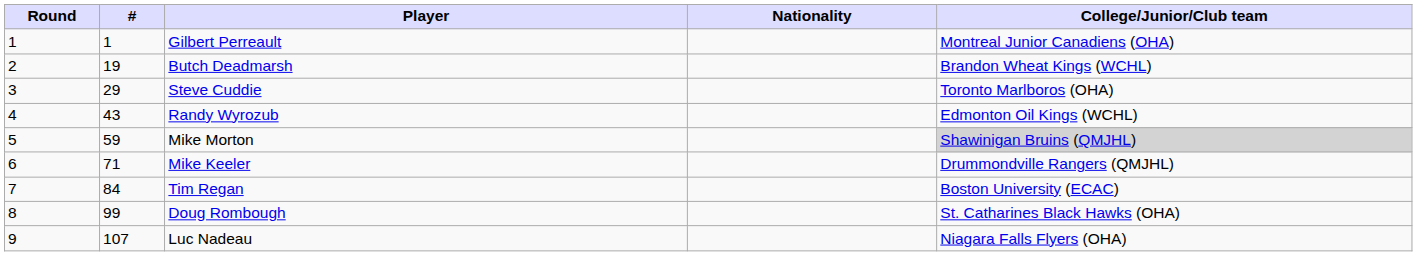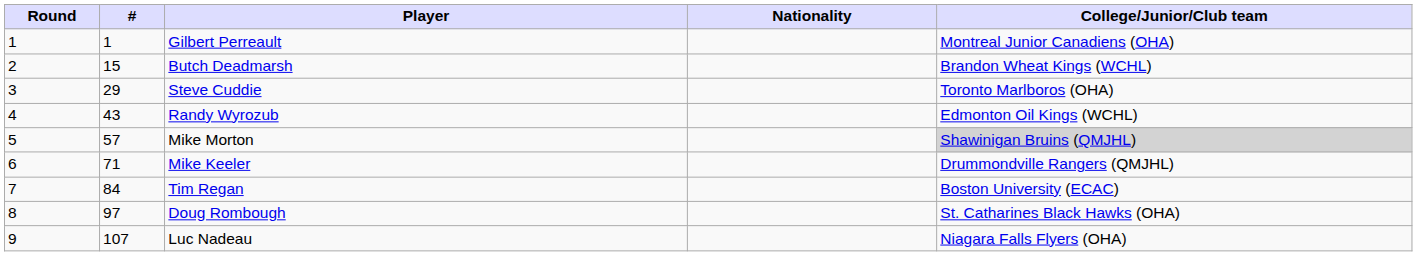(112, 66) 19 -> (112, 66) 15
(112, 139) 59 -> (112, 139) 57
(112, 213) 99 -> (112, 213) 97
